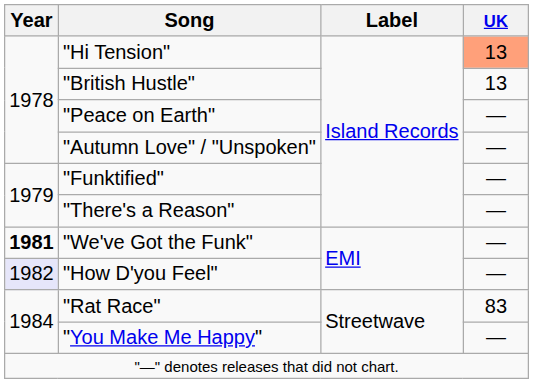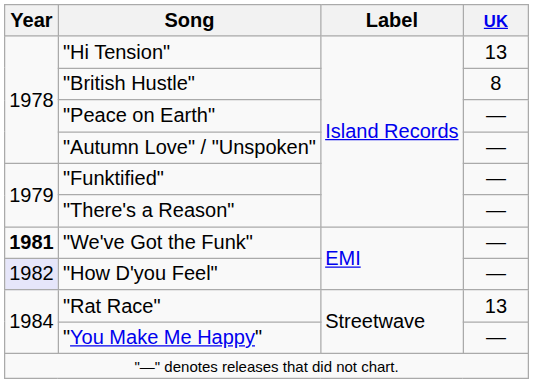(496, 52) lightsalmon background -> (496, 52) no background
(496, 83) 13 -> (496, 83) 8
(496, 305) 83 -> (496, 305) 13
